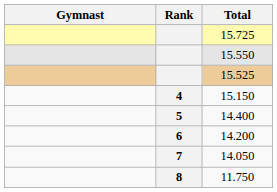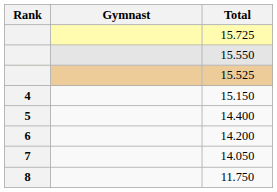columns swapped: (179, 14) <-> (80, 14)
